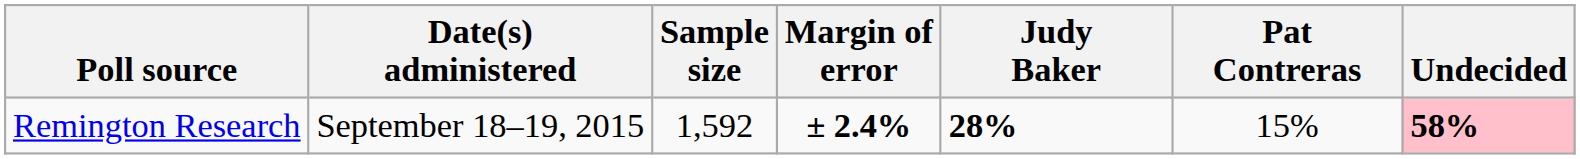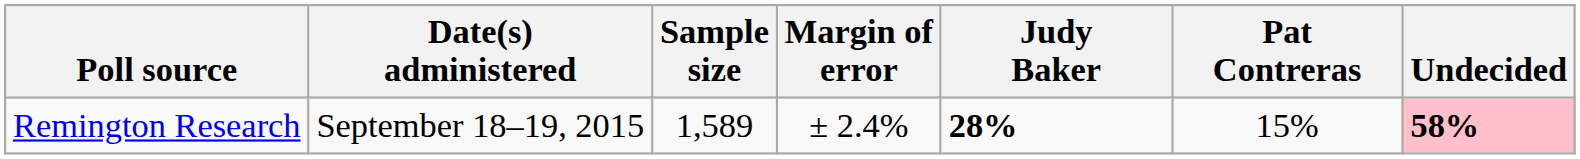(714, 125) 1,592 -> (714, 125) 1,589
(859, 125) bold -> (859, 125) normal
